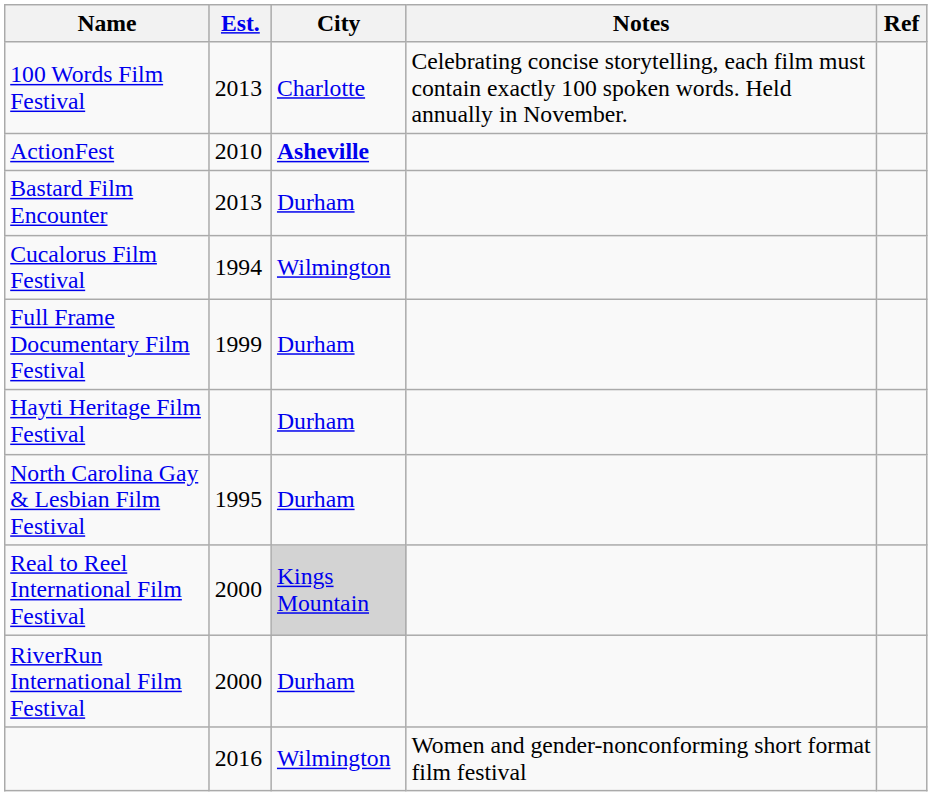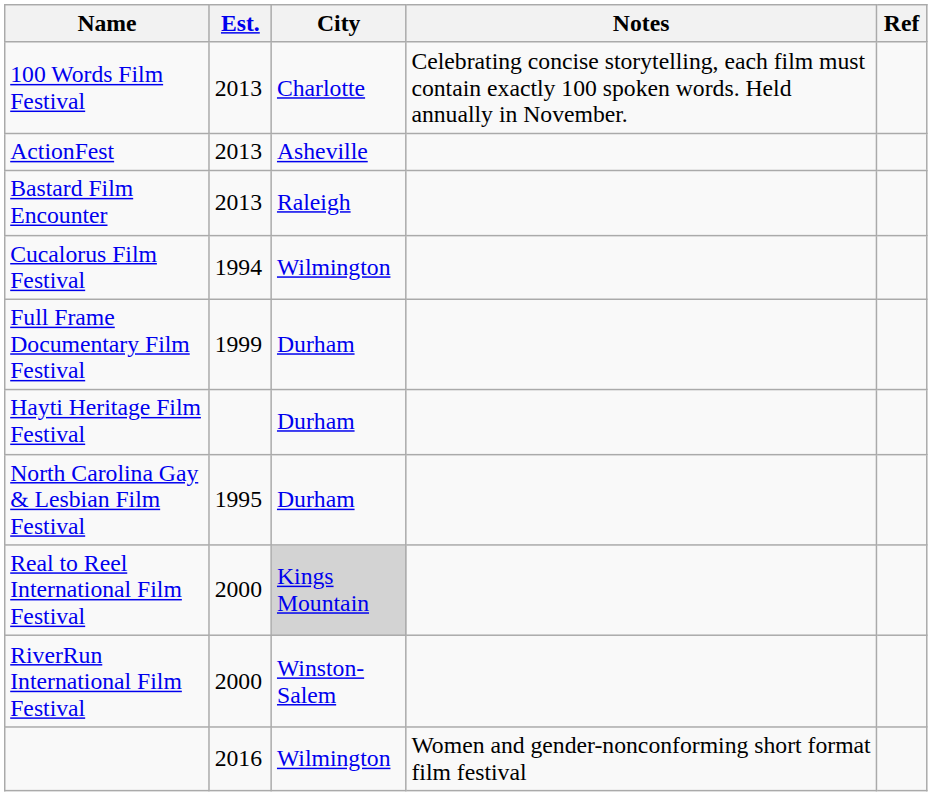(238, 151) 2010 -> (238, 151) 2013
(323, 151) bold -> (322, 151) normal
(316, 202) Durham -> (314, 202) Raleigh
(316, 680) Durham -> (321, 680) Winston-Salem
